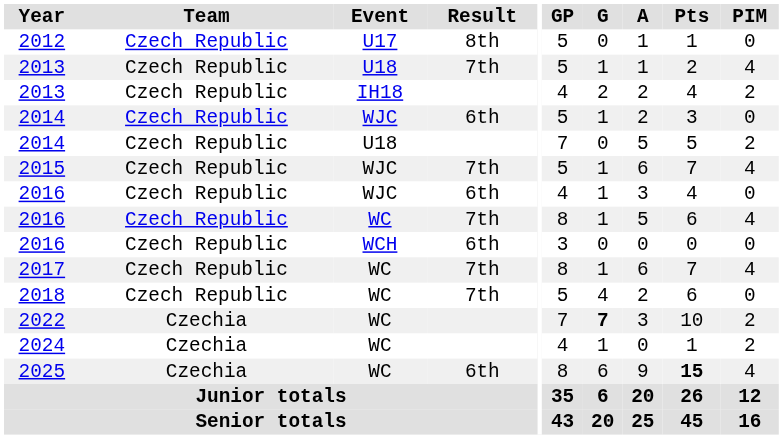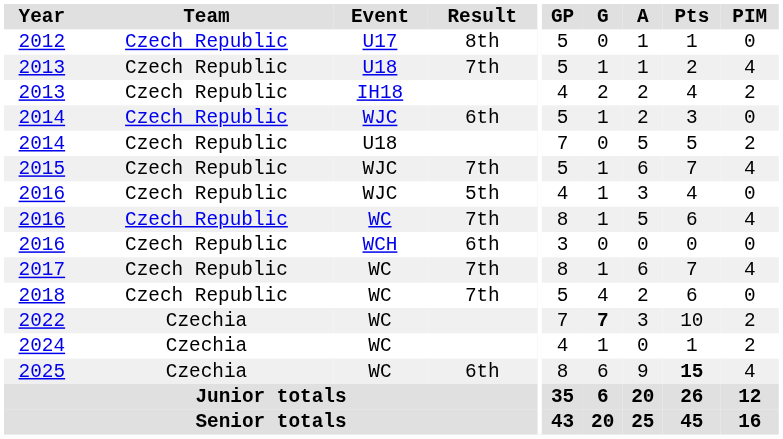(482, 194) 6th -> (482, 194) 5th
